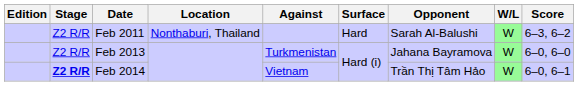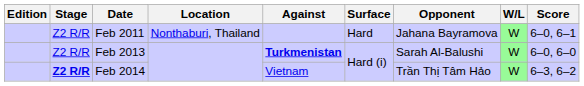(434, 32) Sarah Al-Balushi -> (447, 32) Jahana Bayramova
(548, 32) 6–3, 6–2 -> (553, 32) 6–0, 6–1
(301, 51) normal -> (304, 51) bold
(441, 51) Jahana Bayramova -> (440, 51) Sarah Al-Balushi
(548, 71) 6–0, 6–1 -> (553, 71) 6–3, 6–2
